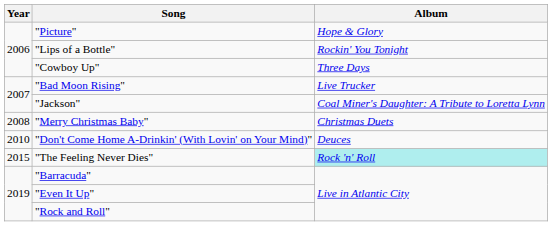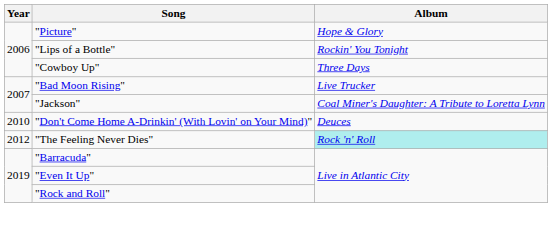- row: (92, 121)
(18, 157) 2015 -> (18, 139) 2012
